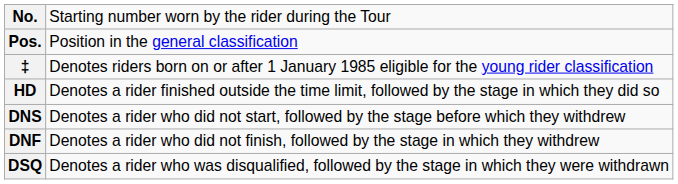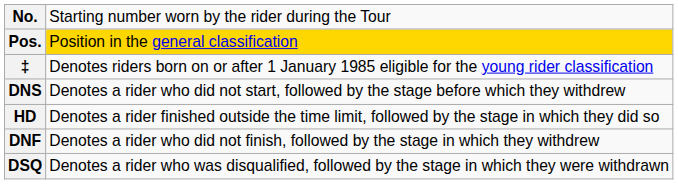(174, 41) no background -> (174, 41) gold background
rows swapped: (25, 91) <-> (25, 116)
